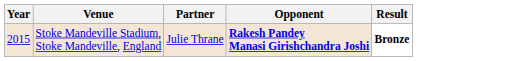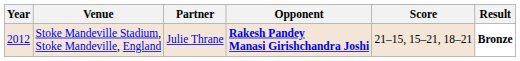+ column: (423, 14)
(19, 40) 2015 -> (19, 40) 2012
